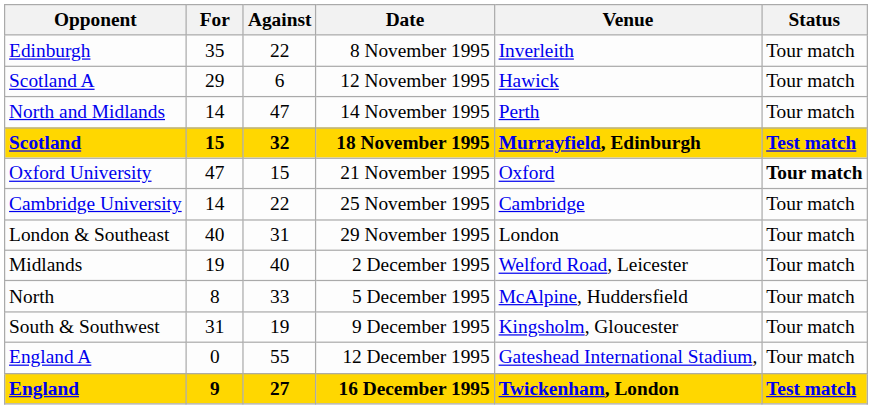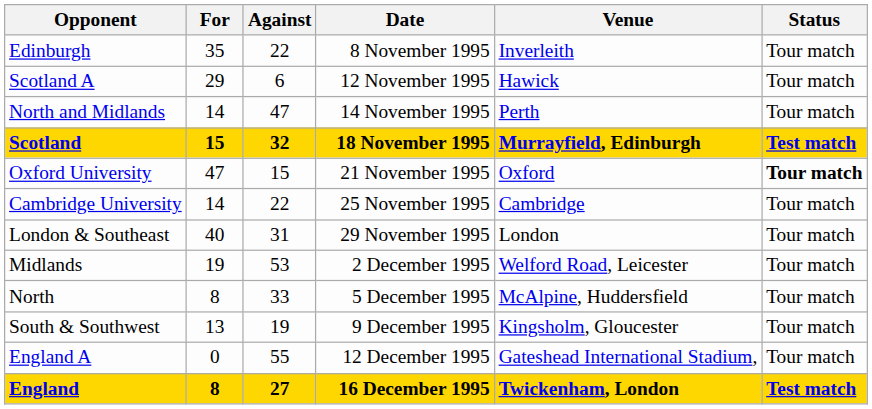(280, 265) 40 -> (280, 265) 53
(215, 326) 31 -> (215, 326) 13
(215, 388) 9 -> (215, 388) 8
